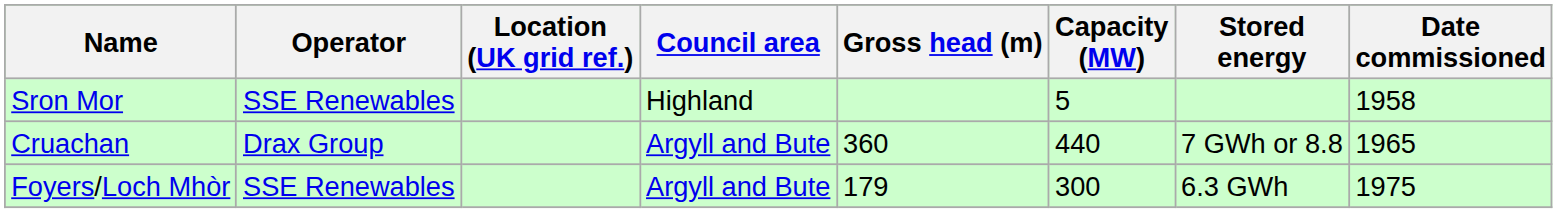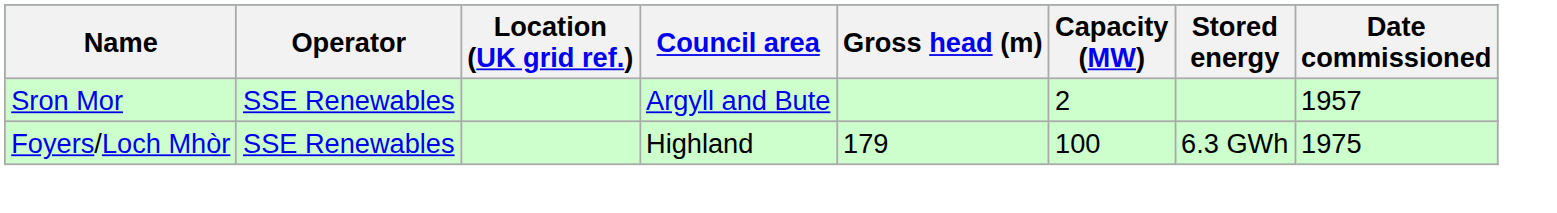(700, 100) Highland -> (738, 100) Argyll and Bute
(1063, 100) 5 -> (1063, 100) 2
(1386, 100) 1958 -> (1331, 100) 1957
- row: (70, 143)
(738, 186) Argyll and Bute -> (700, 143) Highland
(1078, 186) 300 -> (1078, 143) 100
